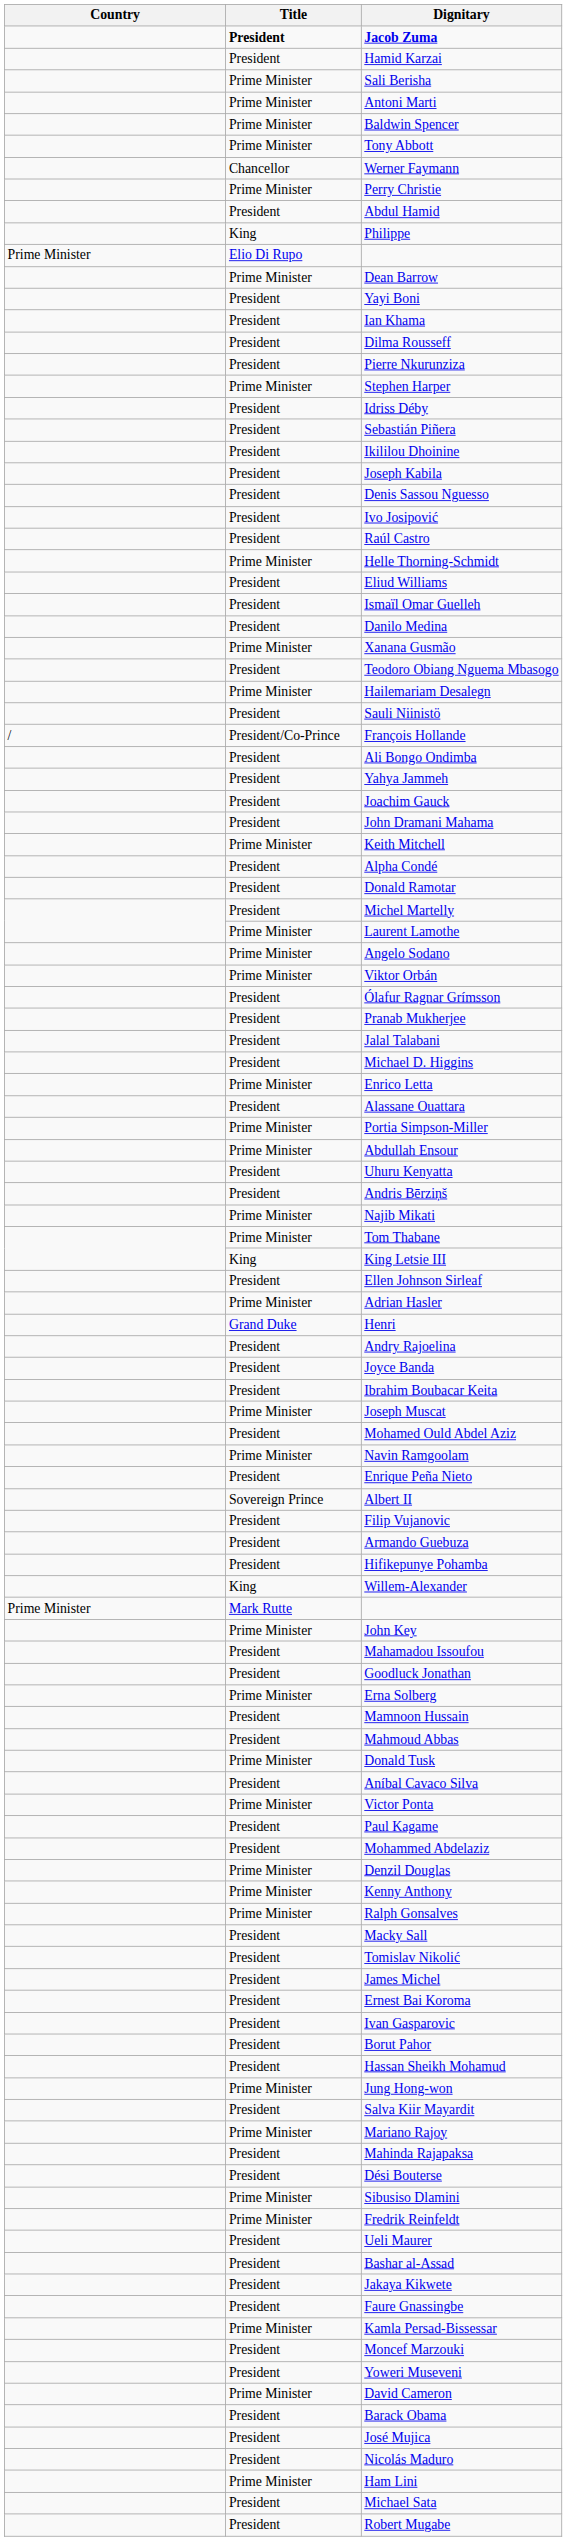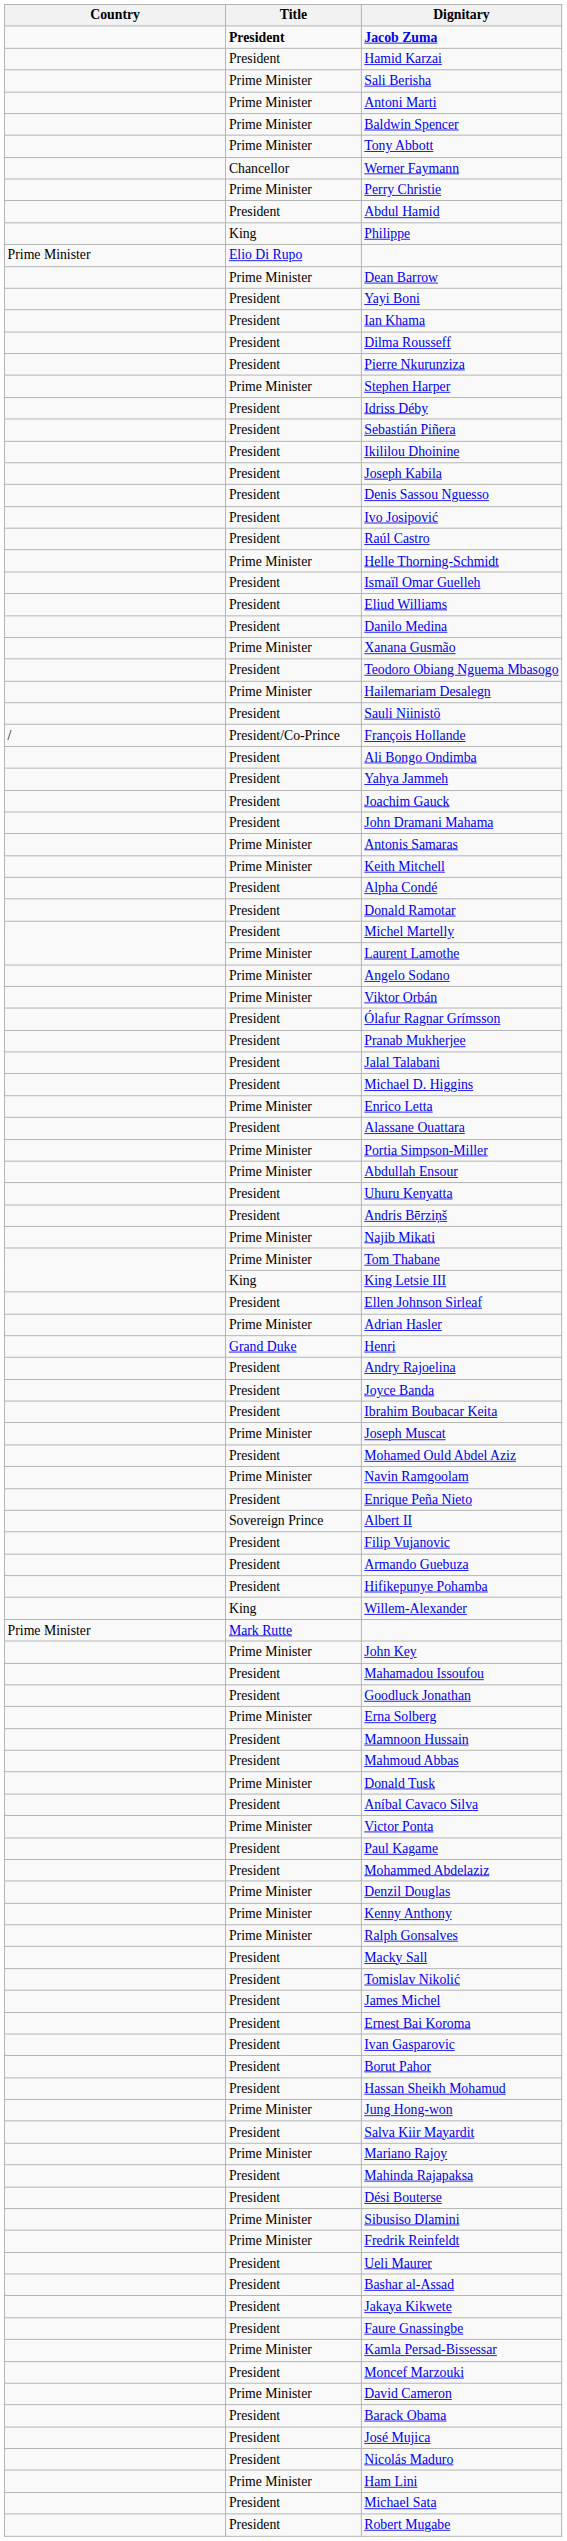rows swapped: (255, 604) <-> (255, 582)
+ row: (270, 844)
- row: (255, 2372)
